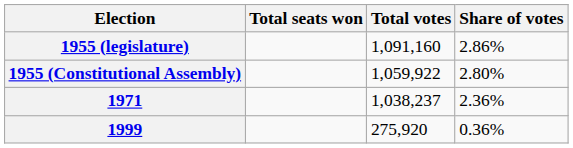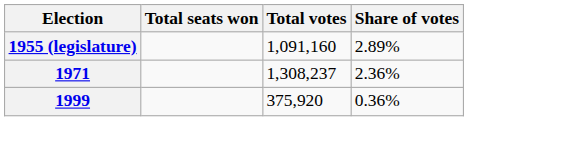(482, 45) 2.86% -> (377, 45) 2.89%
- row: (125, 73)
(406, 101) 1,038,237 -> (301, 73) 1,308,237
(399, 128) 275,920 -> (295, 101) 375,920
